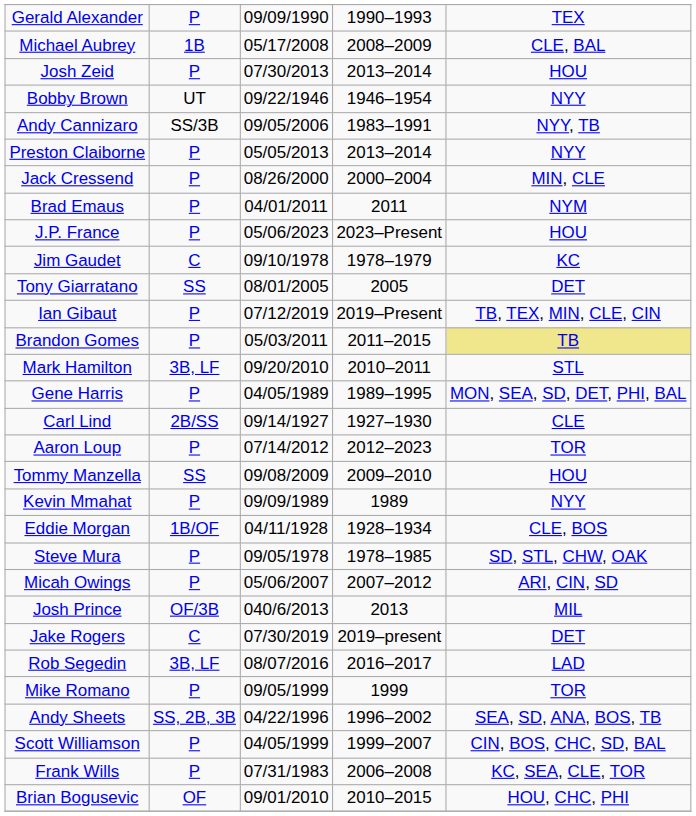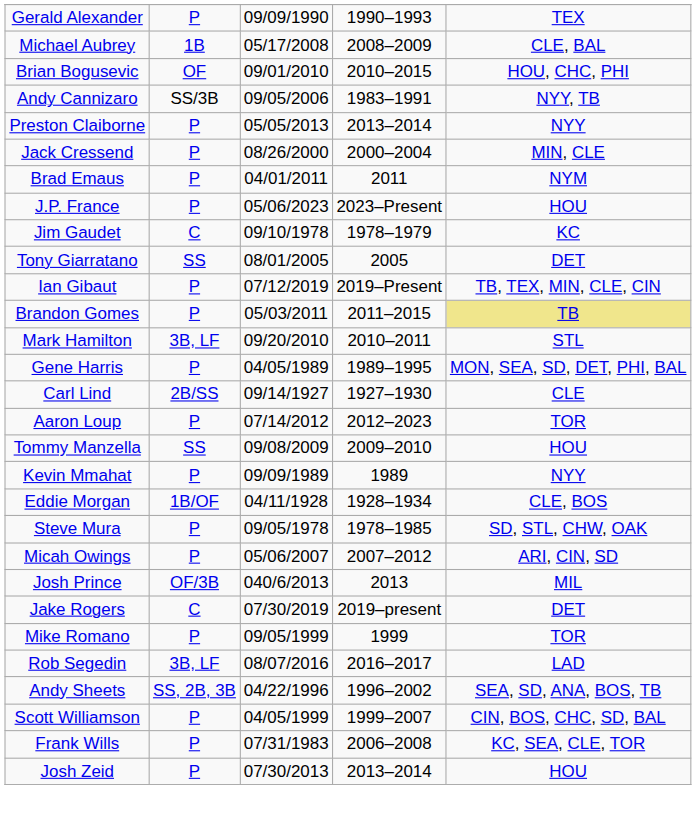rows swapped: (77, 797) <-> (77, 71)
- row: (77, 98)
rows swapped: (77, 690) <-> (77, 663)
